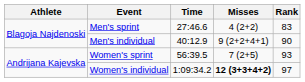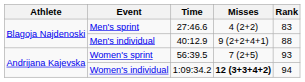(287, 41) 90 -> (287, 41) 88
(287, 70) 97 -> (287, 70) 94
